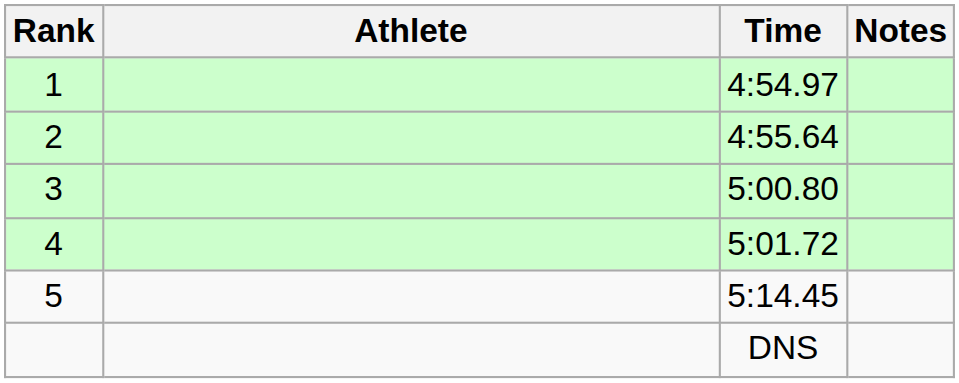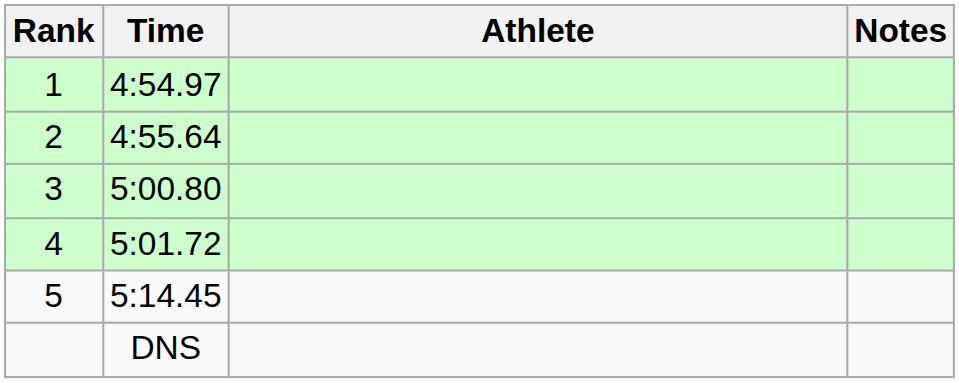columns swapped: (411, 31) <-> (783, 31)
